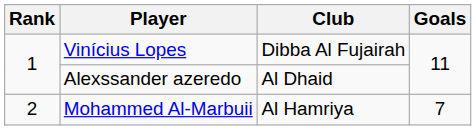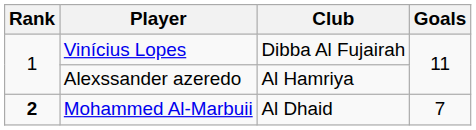(297, 79) Al Dhaid -> (308, 79) Al Hamriya
(32, 109) normal -> (32, 109) bold
(308, 109) Al Hamriya -> (297, 109) Al Dhaid
